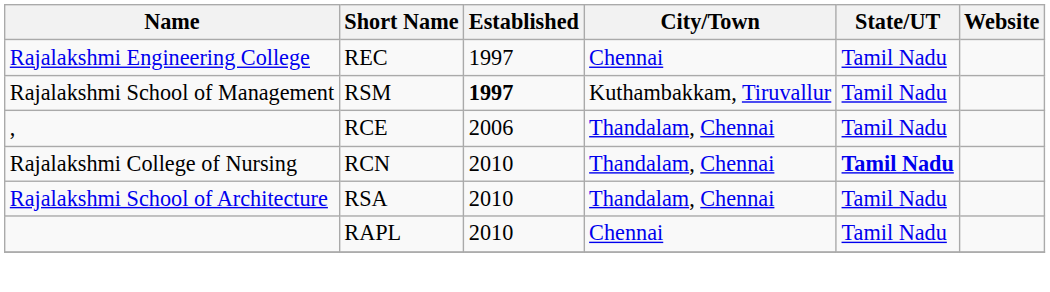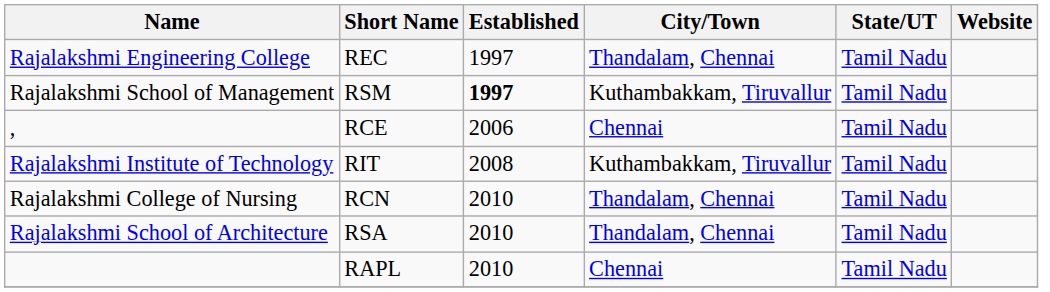(626, 57) Chennai -> (682, 57) Thandalam, Chennai
(682, 127) Thandalam, Chennai -> (626, 127) Chennai
+ row: (172, 163)
(898, 163) bold -> (894, 198) normal
